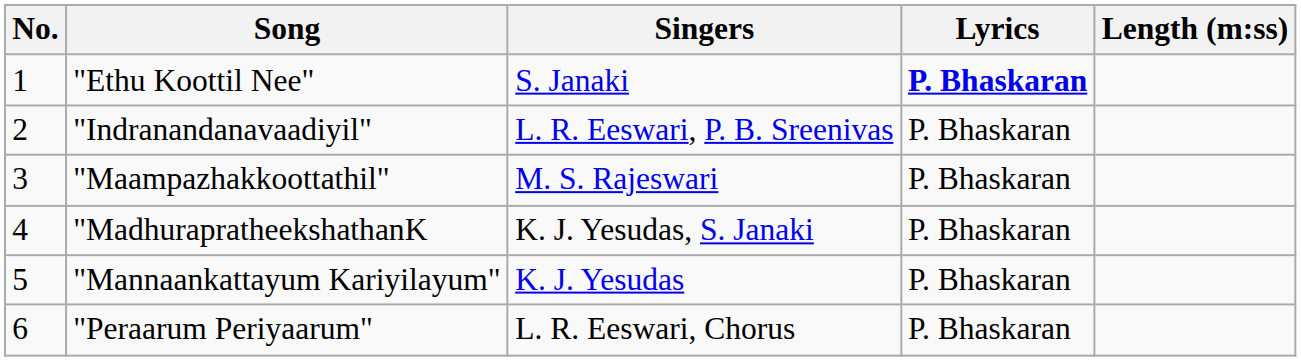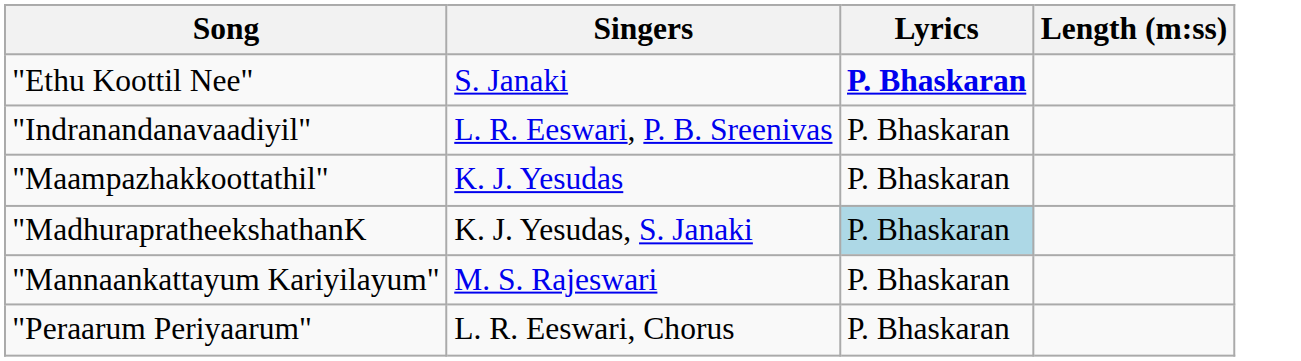- column: (35, 29)
(617, 179) M. S. Rajeswari -> (539, 179) K. J. Yesudas
(989, 229) no background -> (928, 229) lightblue background
(600, 279) K. J. Yesudas -> (556, 279) M. S. Rajeswari
